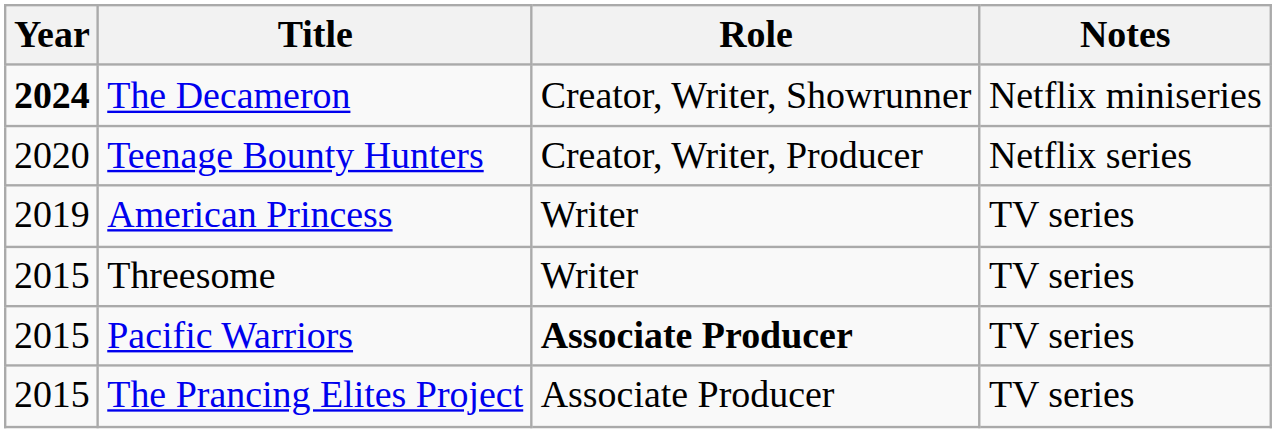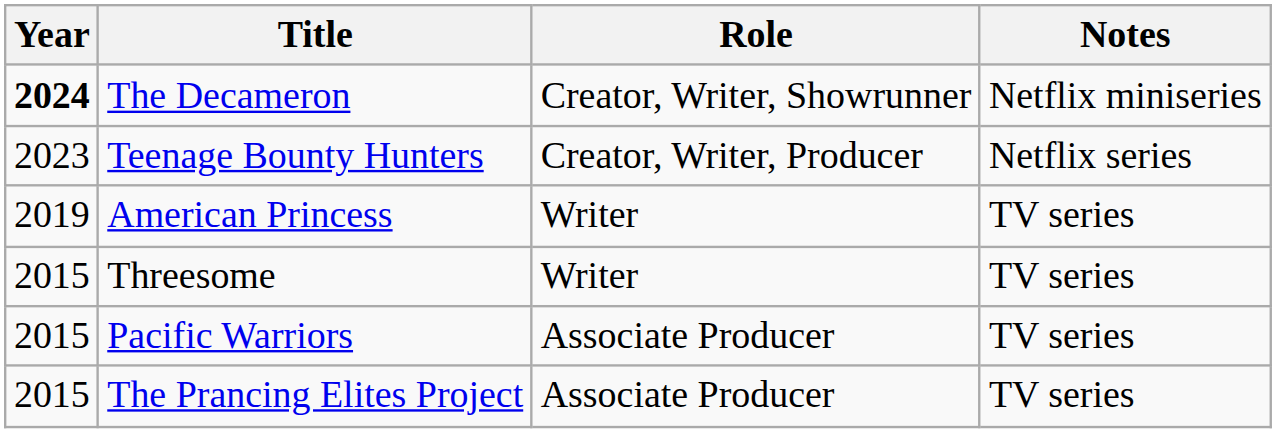(52, 154) 2020 -> (52, 154) 2023
(697, 335) bold -> (688, 335) normal
